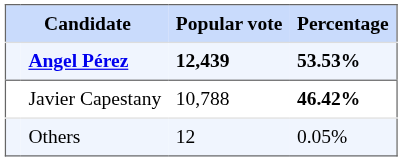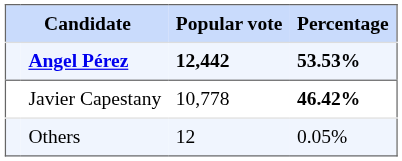(203, 61) 12,439 -> (203, 61) 12,442
(203, 99) 10,788 -> (203, 99) 10,778
